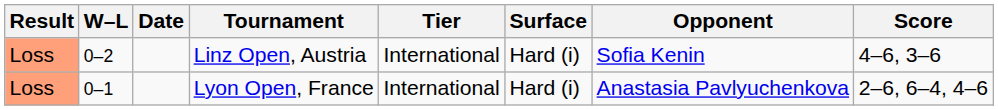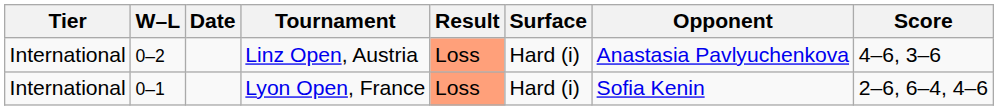columns swapped: (42, 21) <-> (442, 21)
(651, 54) Sofia Kenin -> (723, 54) Anastasia Pavlyuchenkova
(723, 88) Anastasia Pavlyuchenkova -> (651, 88) Sofia Kenin
